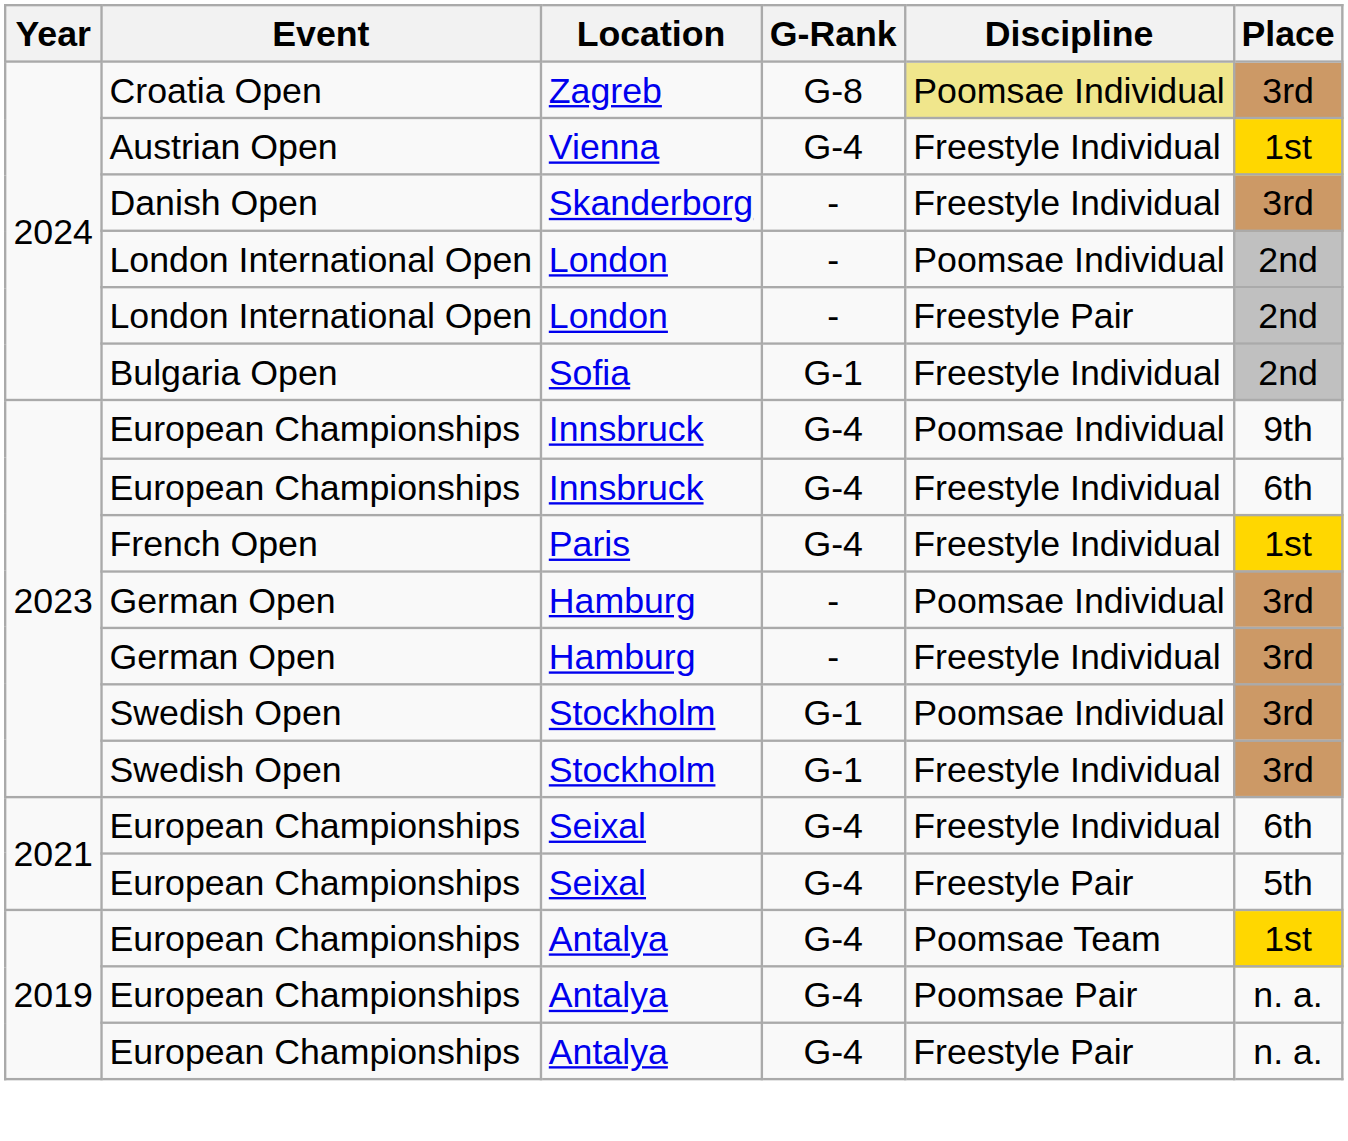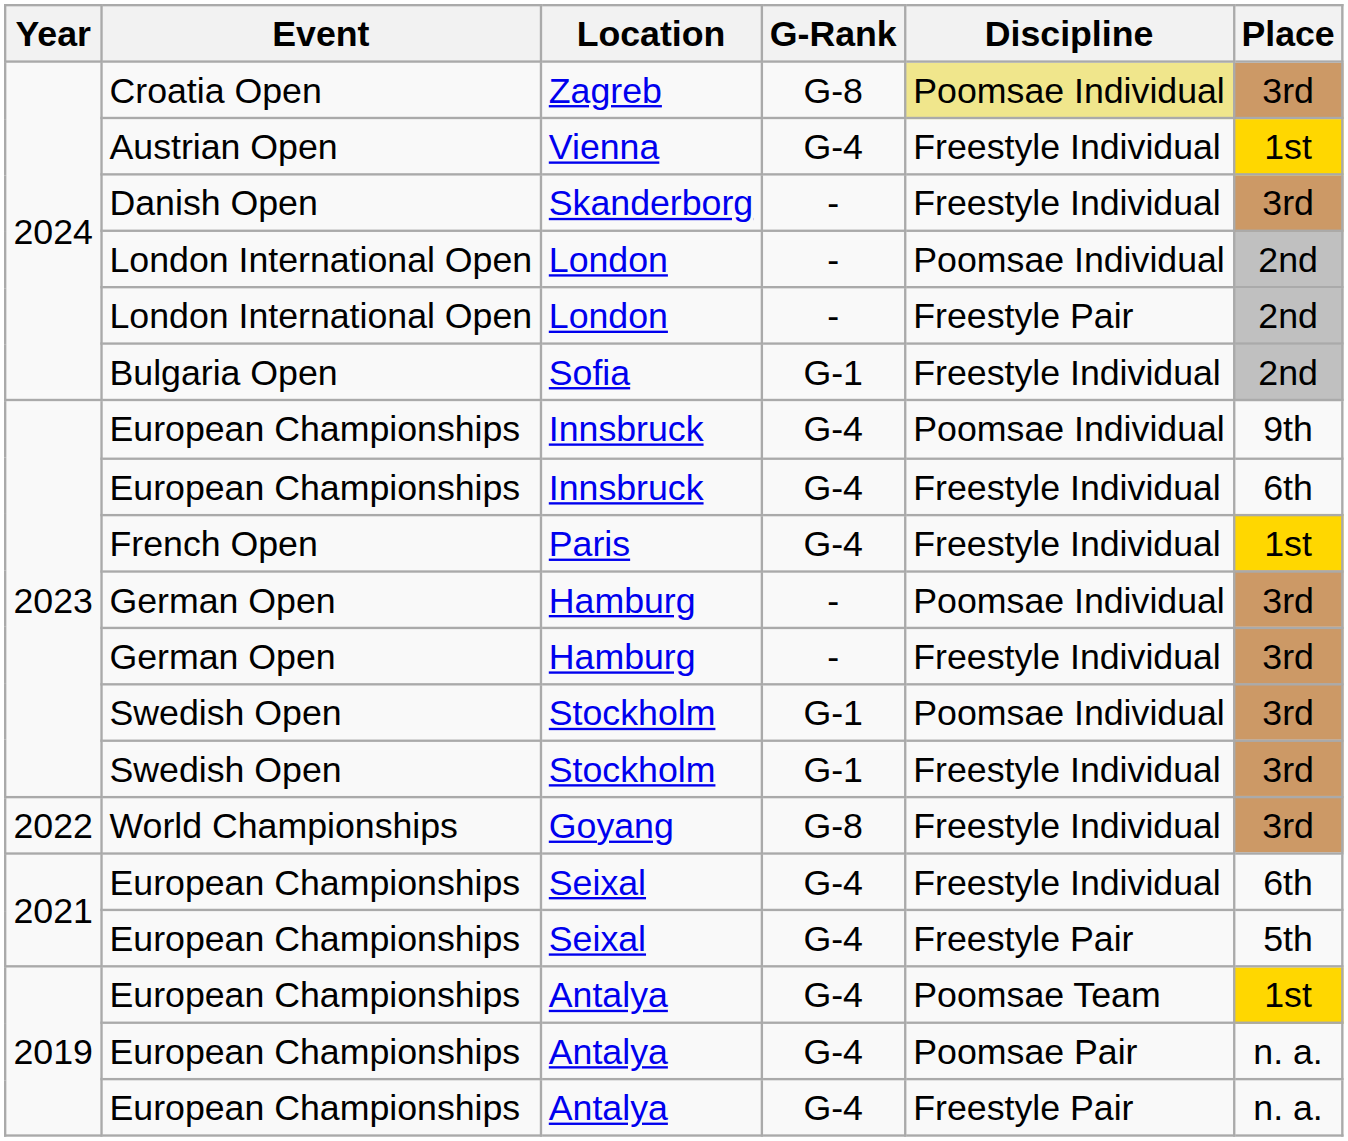+ row: (284, 825)
